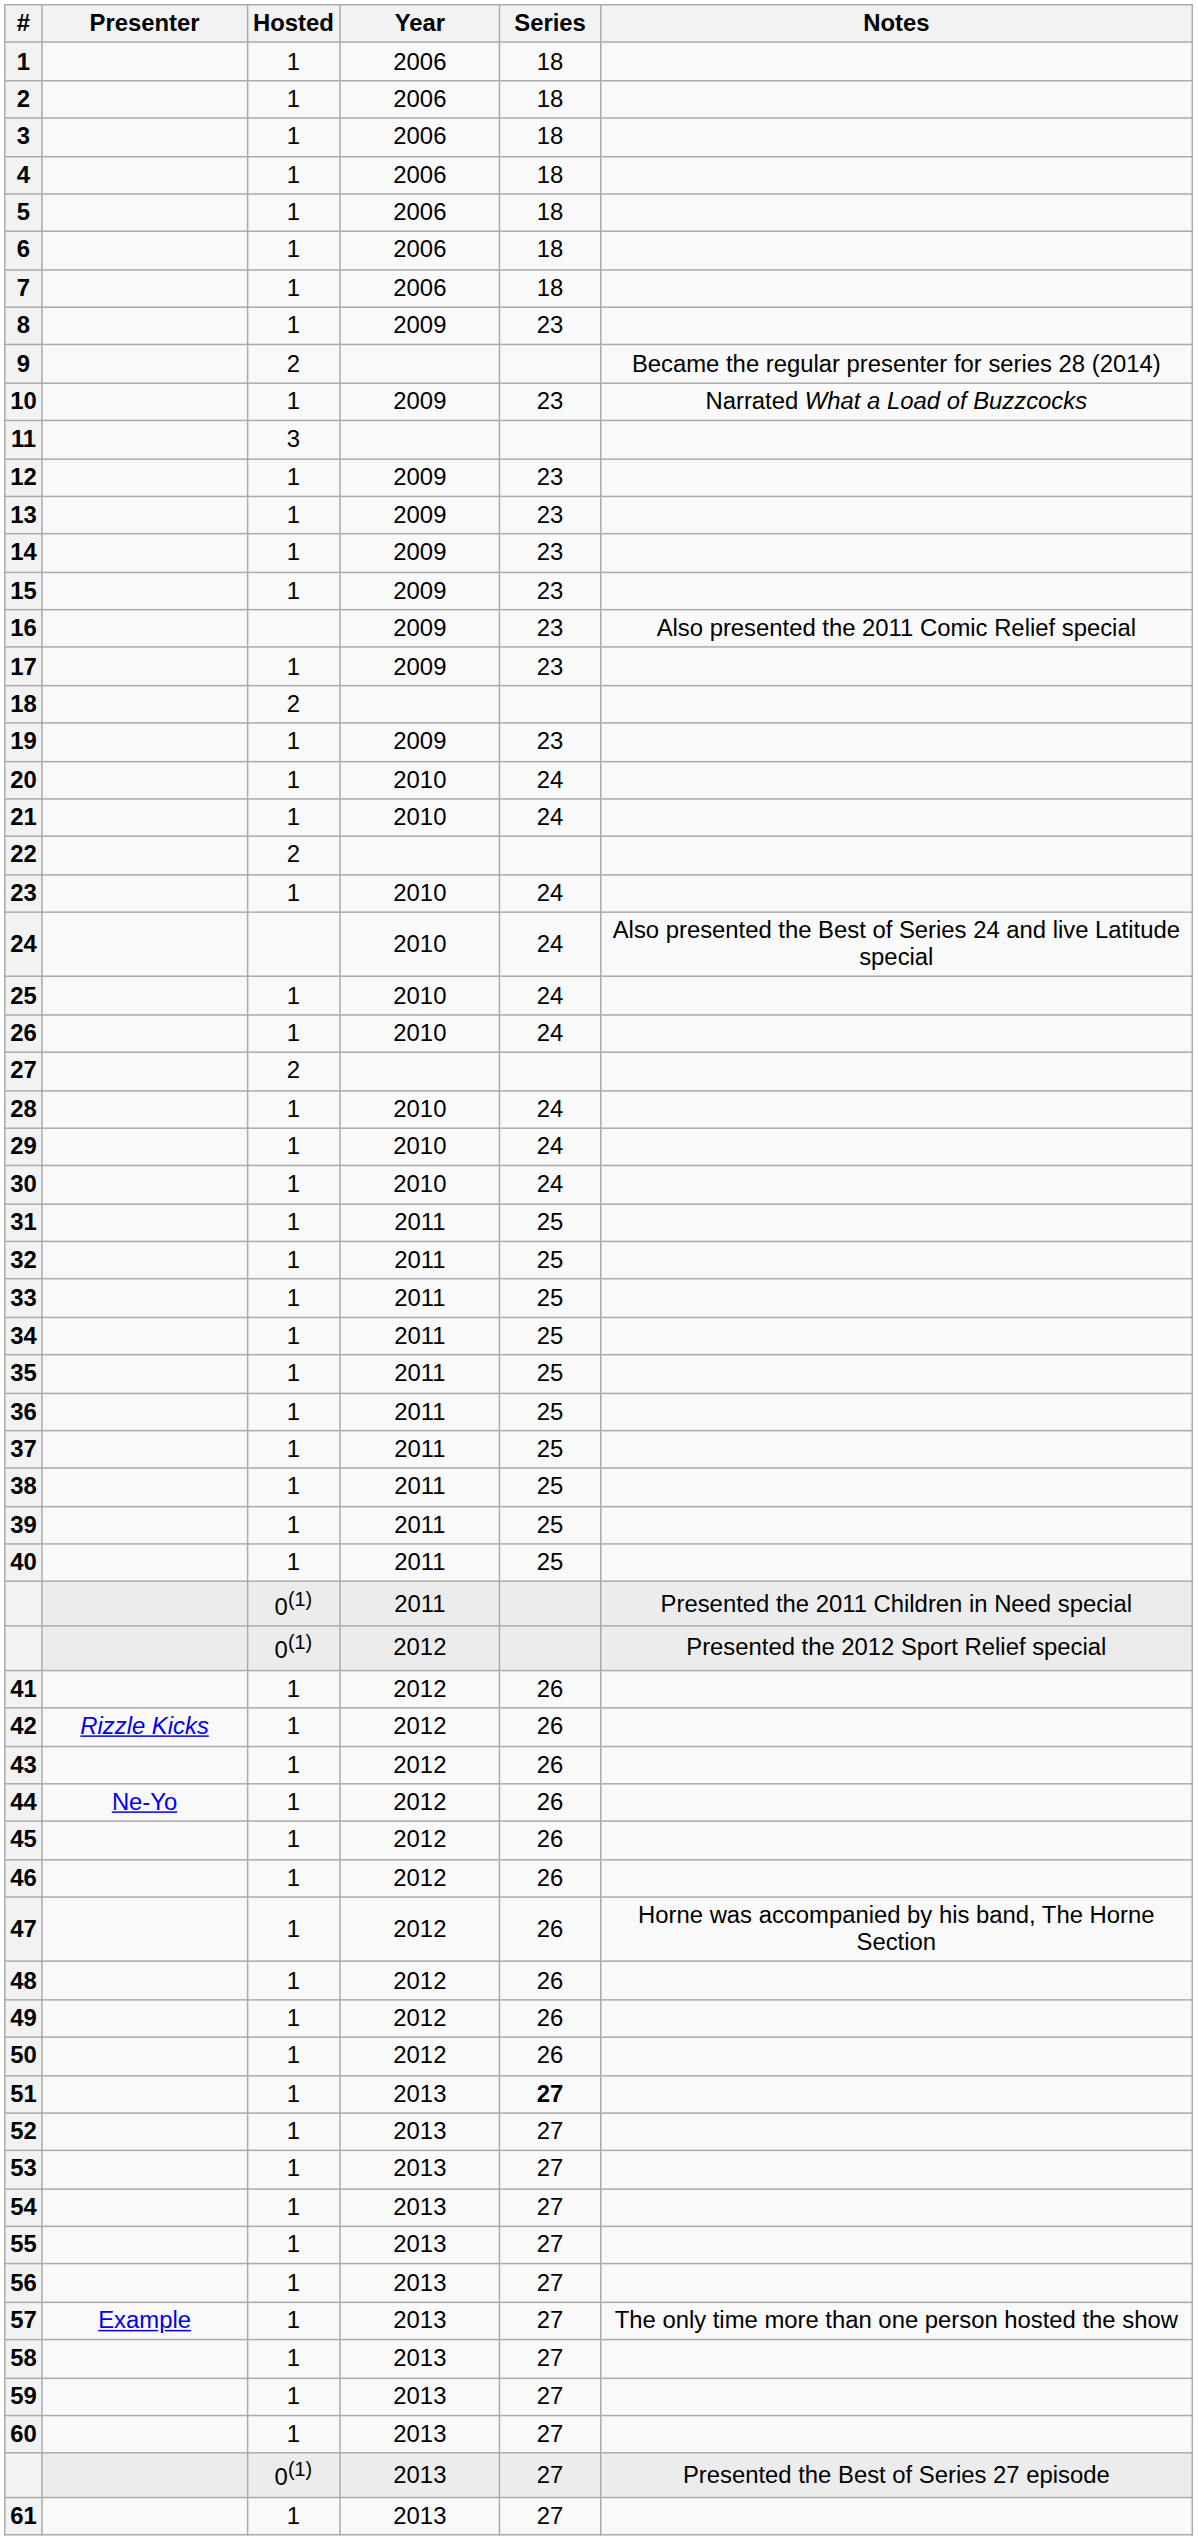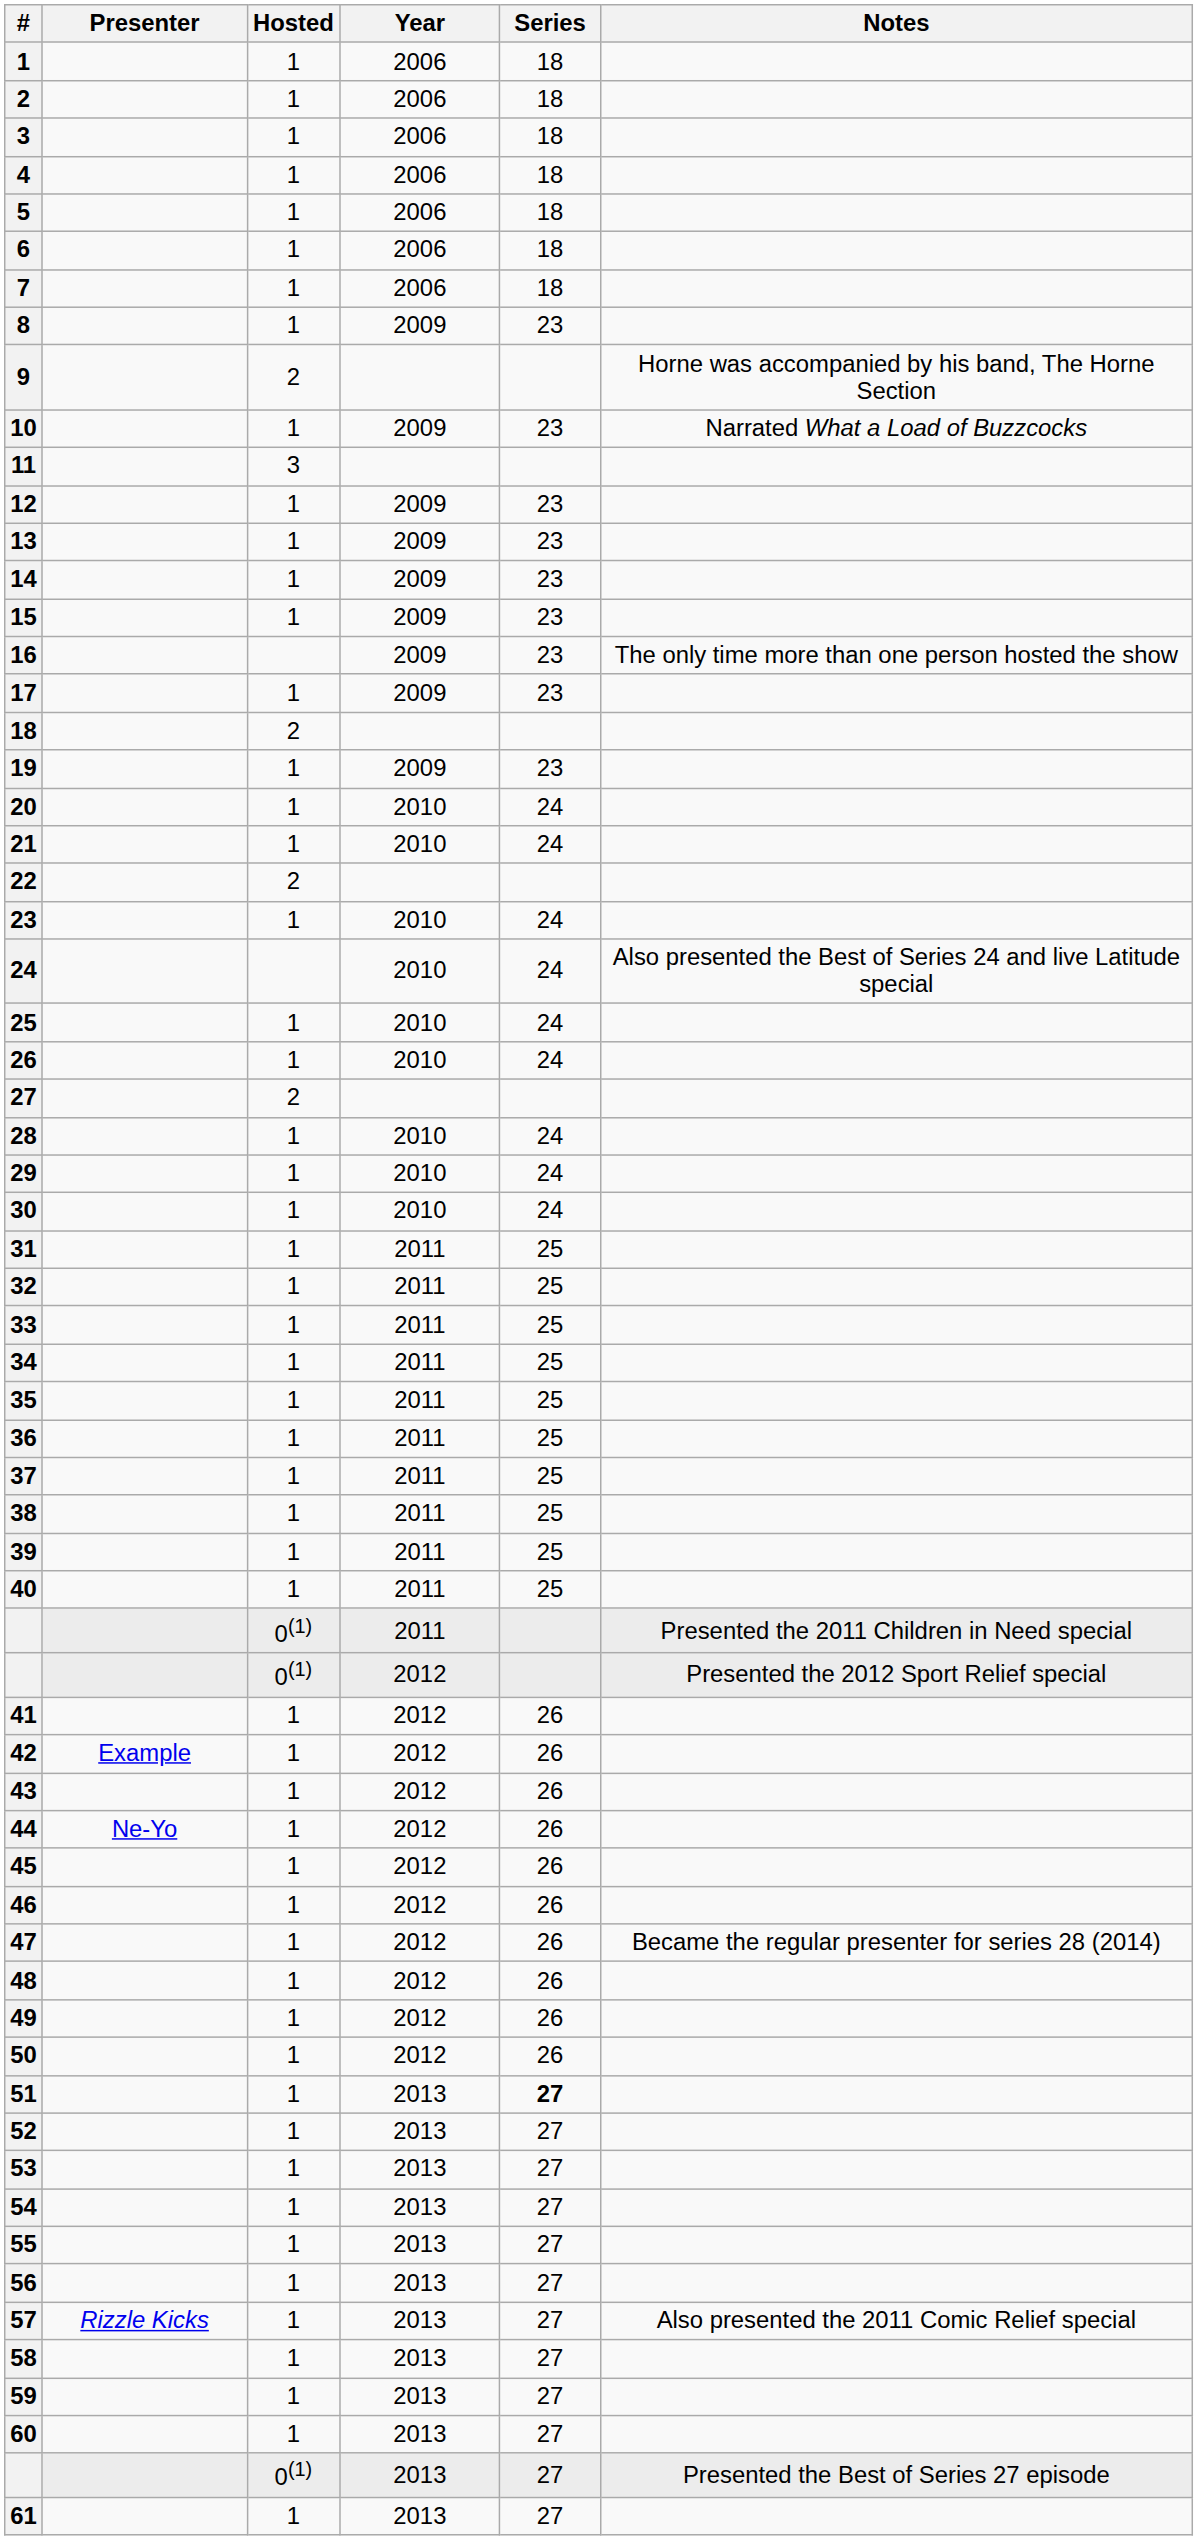(896, 363) Became the regular presenter for series 28 (2014) -> (896, 377) Horne was accompanied by his band, The Horne Section
(896, 628) Also presented the 2011 Comic Relief special -> (896, 655) The only time more than one person hosted the show
(145, 1726) Rizzle Kicks -> (145, 1753) Example
(896, 1929) Horne was accompanied by his band, The Horne Section -> (896, 1942) Became the regular presenter for series 28 (2014)
(145, 2320) Example -> (145, 2320) Rizzle Kicks
(896, 2320) The only time more than one person hosted the show -> (896, 2320) Also presented the 2011 Comic Relief special
